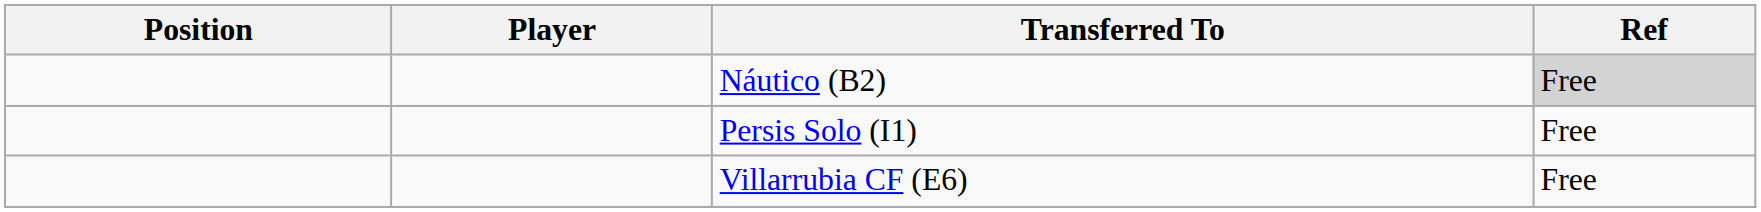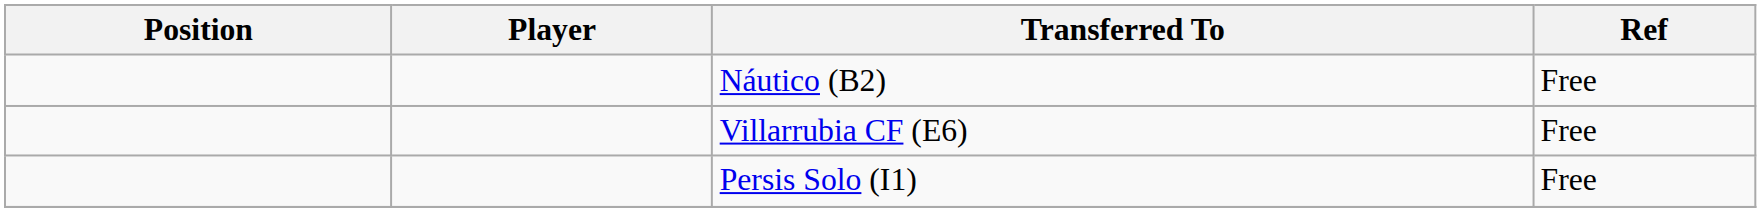(1569, 79) lightgrey background -> (1569, 79) no background
rows swapped: (844, 180) <-> (818, 130)
